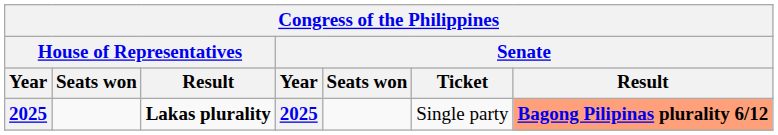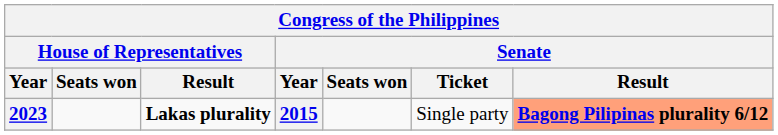(28, 114) 2025 -> (28, 114) 2023
(299, 114) 2025 -> (299, 114) 2015
